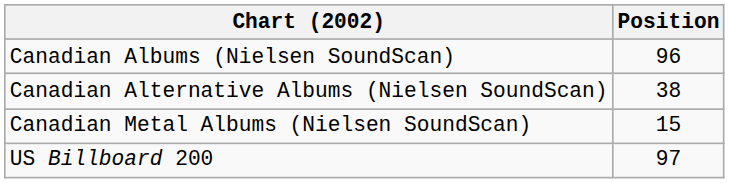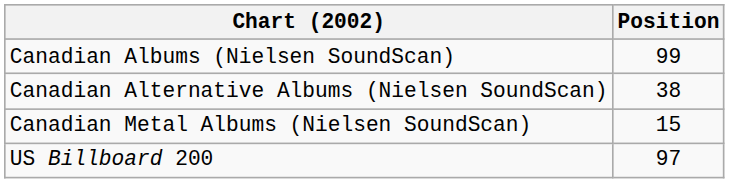(668, 57) 96 -> (668, 57) 99
